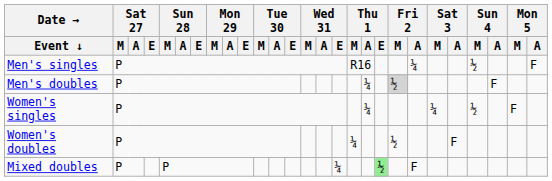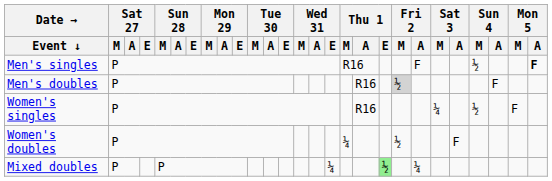(414, 65) ¼ -> (417, 65) F
(534, 65) normal -> (534, 65) bold
(367, 84) ¼ -> (366, 84) R16
(367, 109) ¼ -> (366, 109) R16
(414, 167) F -> (417, 167) ¼
